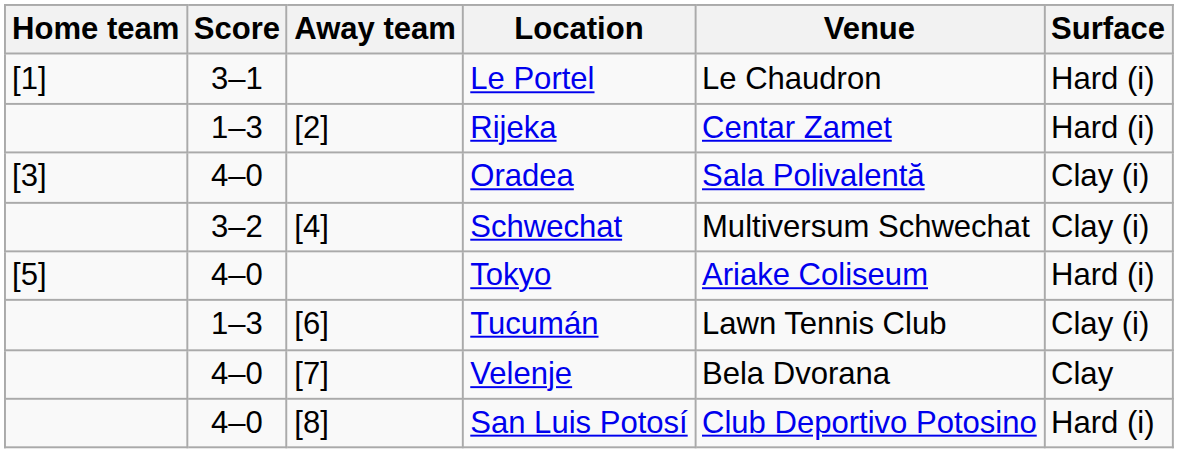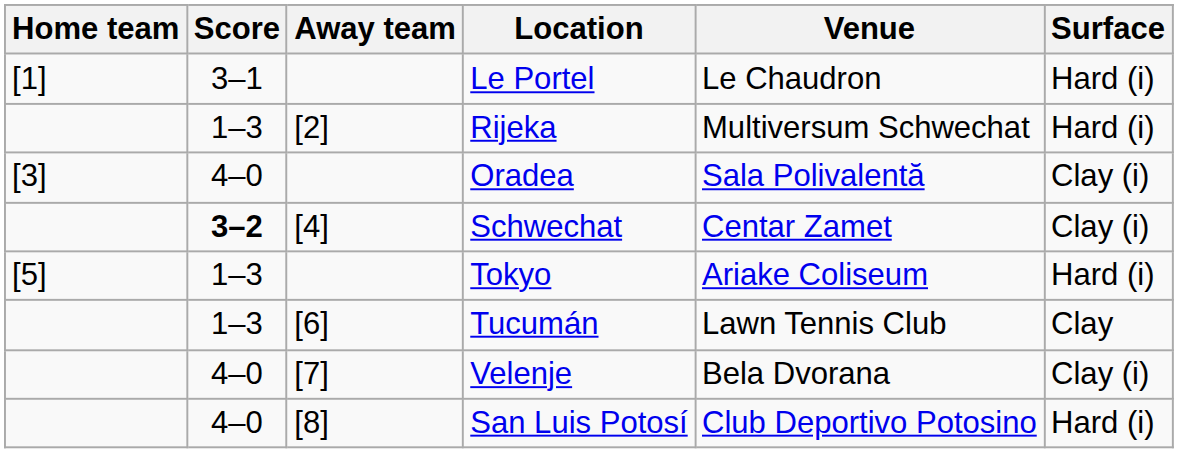(797, 127) Centar Zamet -> (866, 127) Multiversum Schwechat
(237, 226) normal -> (237, 226) bold
(866, 226) Multiversum Schwechat -> (797, 226) Centar Zamet
(237, 275) 4–0 -> (237, 275) 1–3
(1100, 324) Clay (i) -> (1082, 324) Clay
(1082, 373) Clay -> (1100, 373) Clay (i)
